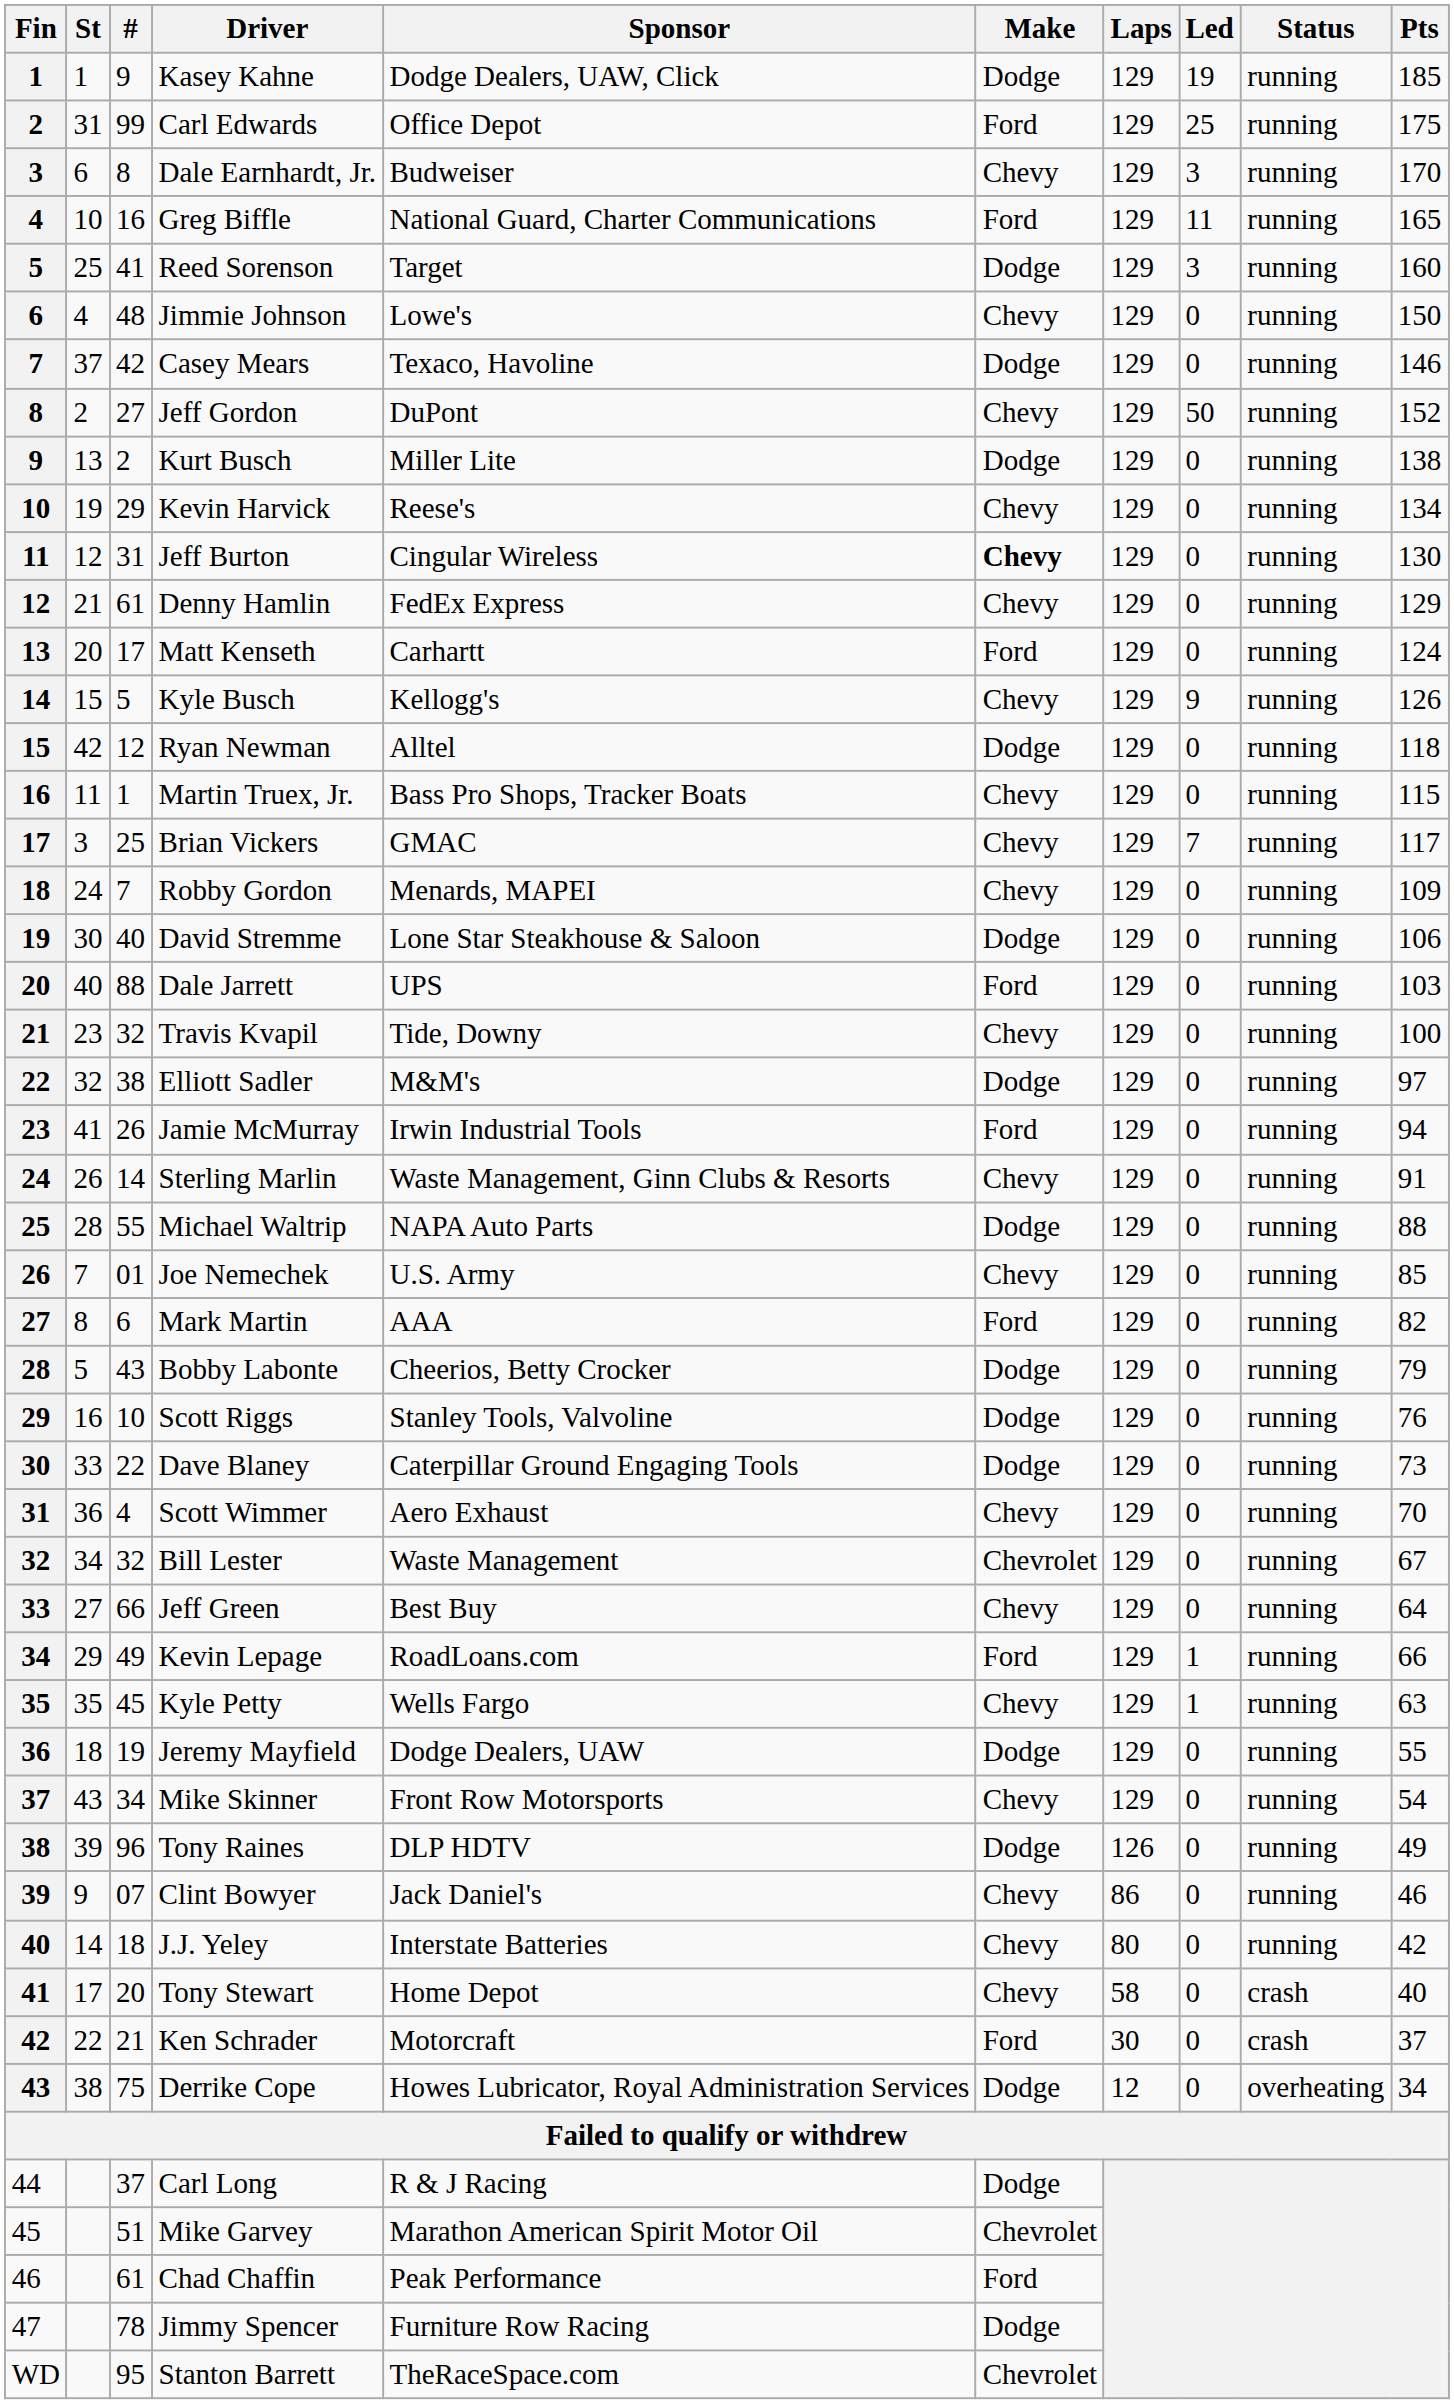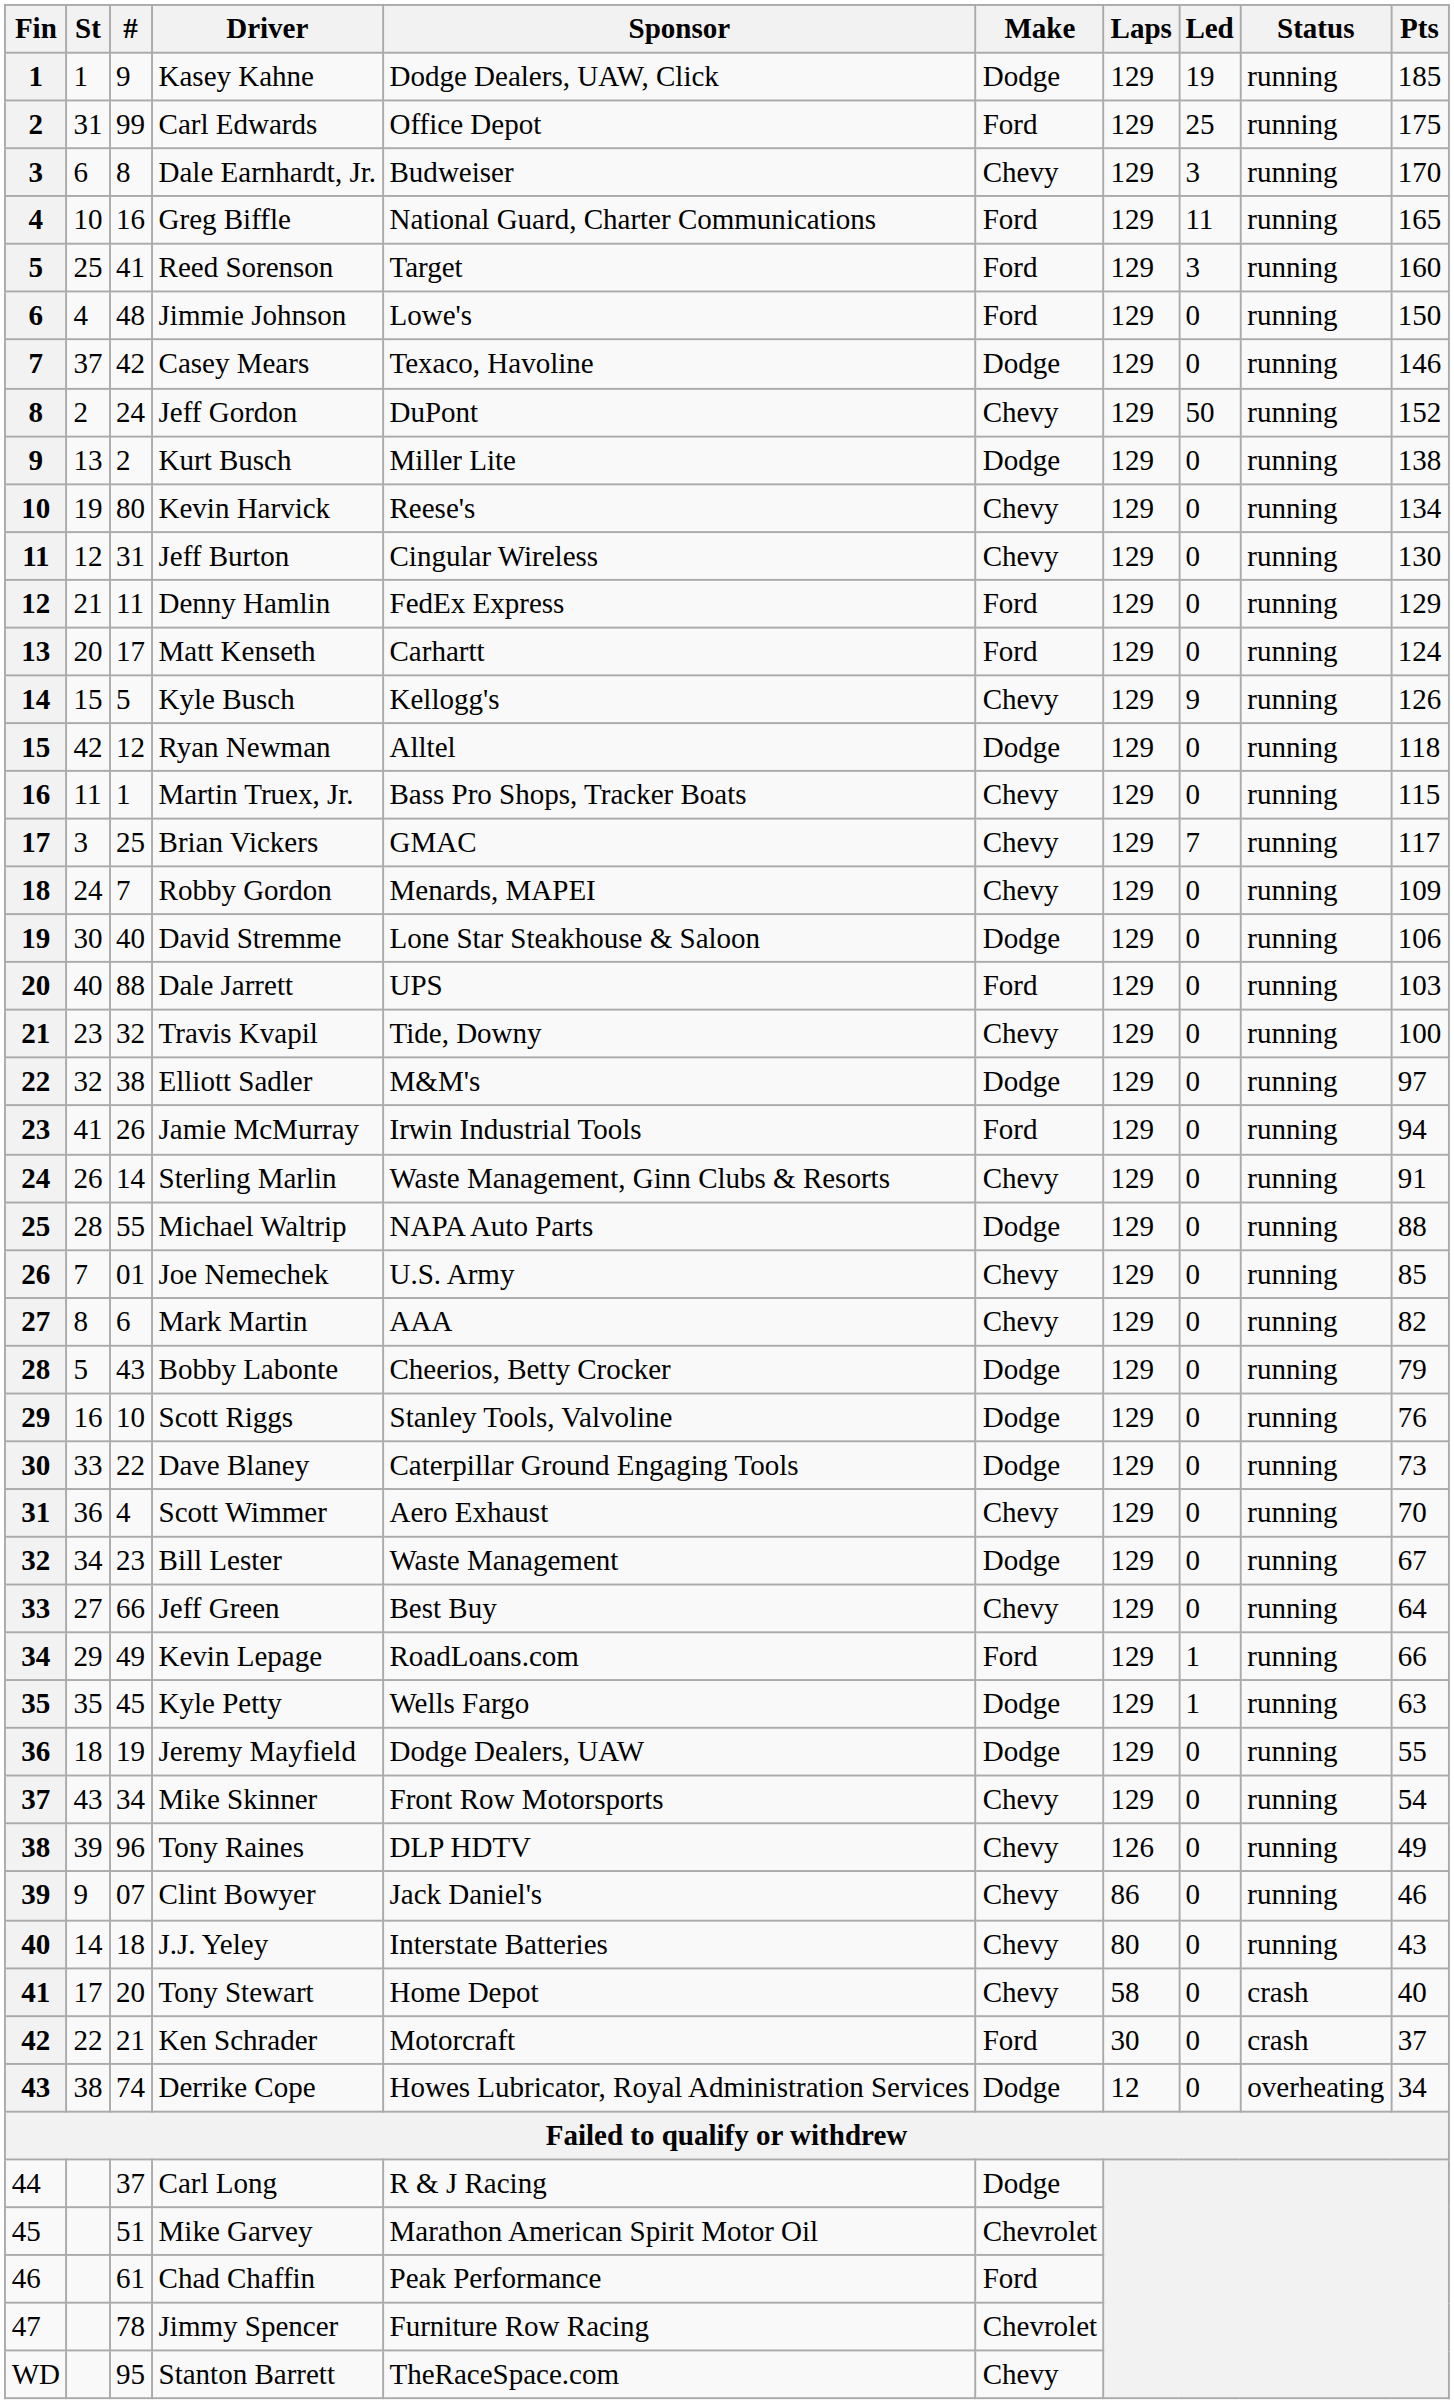(1021, 267) Dodge -> (1010, 267) Ford
(1021, 315) Chevy -> (1010, 315) Ford
(131, 411) 27 -> (131, 411) 24
(131, 507) 29 -> (131, 507) 80
(1022, 555) bold -> (1021, 555) normal
(131, 603) 61 -> (130, 603) 11
(1021, 603) Chevy -> (1010, 603) Ford
(1010, 1321) Ford -> (1021, 1321) Chevy
(131, 1560) 32 -> (131, 1560) 23
(1040, 1560) Chevrolet -> (1021, 1560) Dodge
(1021, 1704) Chevy -> (1021, 1704) Dodge
(1021, 1847) Dodge -> (1021, 1847) Chevy
(1412, 1943) 42 -> (1412, 1943) 43
(131, 2087) 75 -> (131, 2087) 74
(1021, 2326) Dodge -> (1040, 2326) Chevrolet
(1040, 2374) Chevrolet -> (1021, 2374) Chevy
